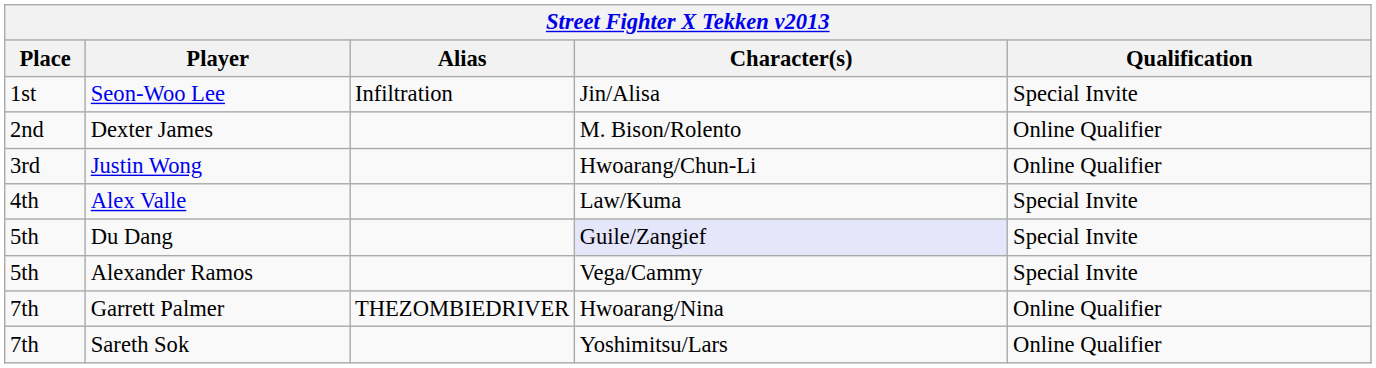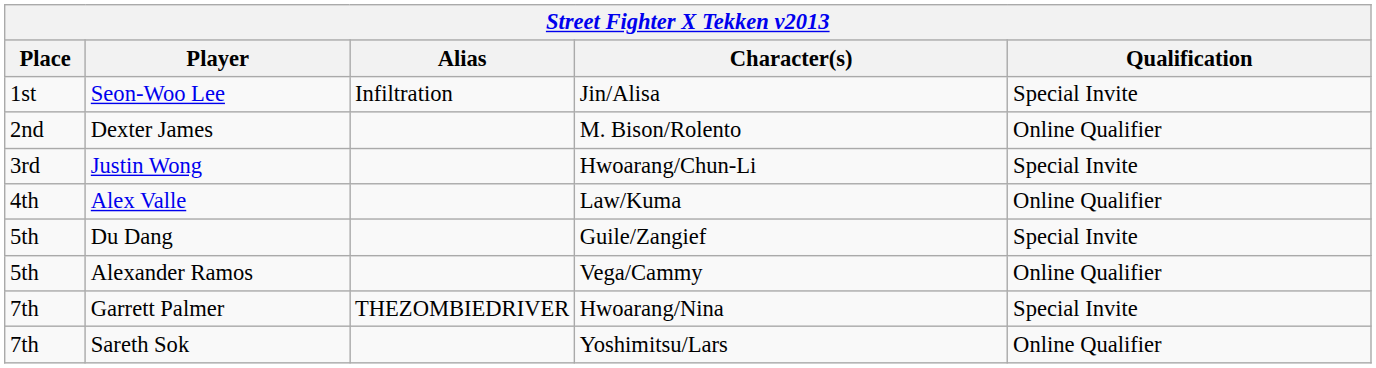(1087, 165) Online Qualifier -> (1075, 165) Special Invite
(1075, 201) Special Invite -> (1087, 201) Online Qualifier
(643, 237) lavender background -> (643, 237) no background
(1075, 272) Special Invite -> (1087, 272) Online Qualifier
(1087, 308) Online Qualifier -> (1075, 308) Special Invite
